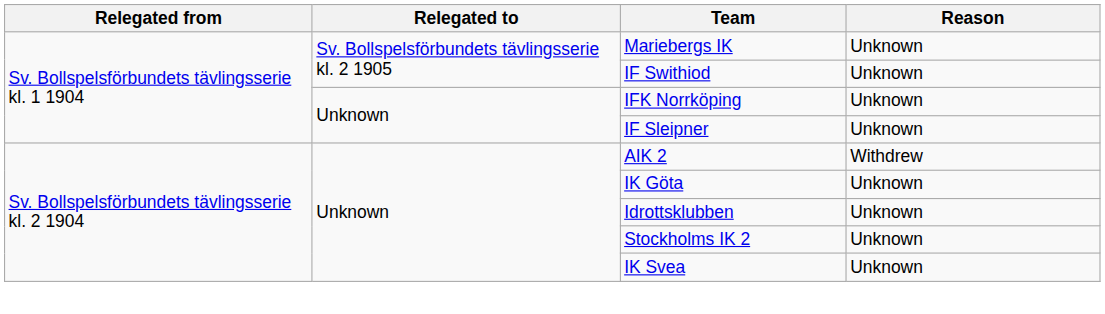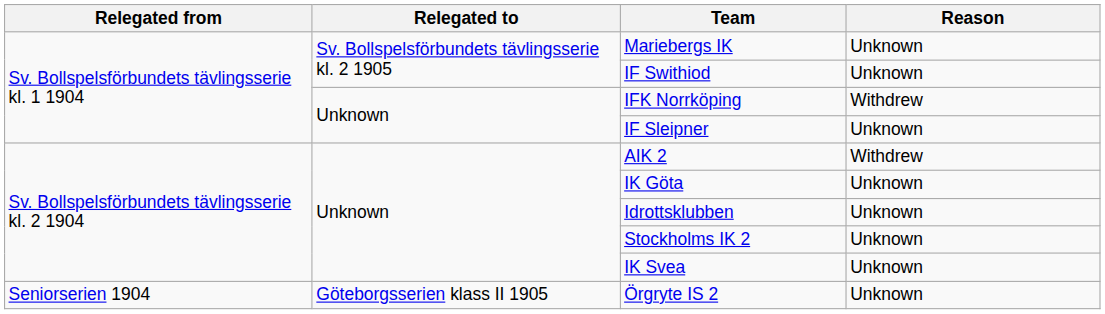(887, 101) Unknown -> (887, 101) Withdrew
+ row: (671, 294)
